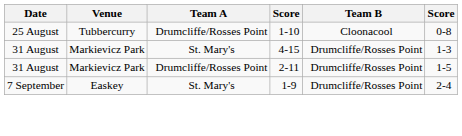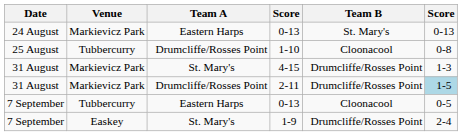+ row: (36, 31)
(441, 67) no background -> (441, 85) lightblue background
+ row: (36, 103)
